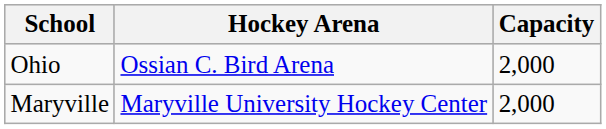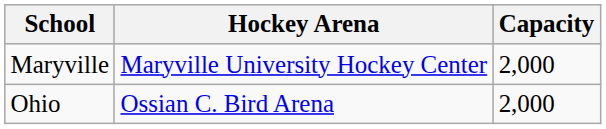rows swapped: (35, 63) <-> (60, 103)
